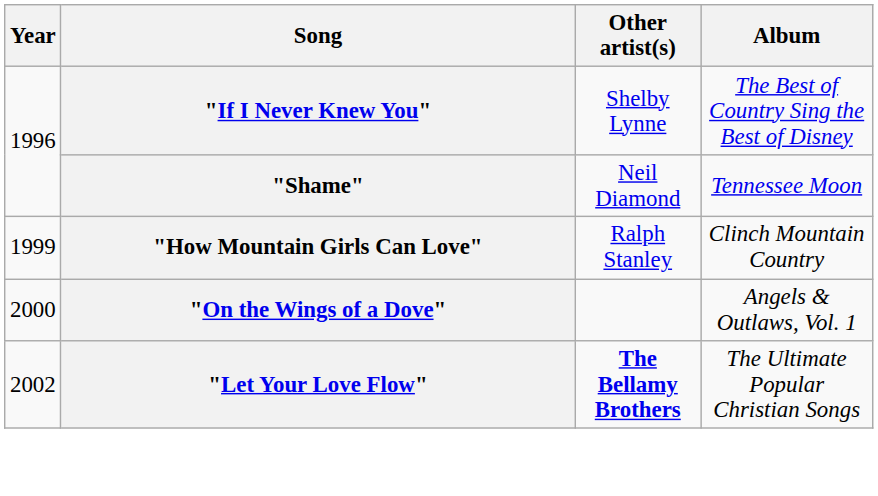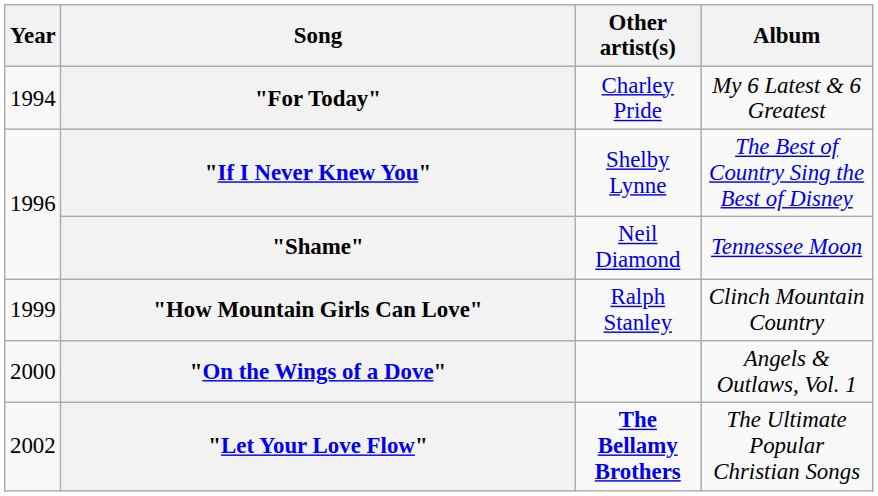+ row: (318, 97)
